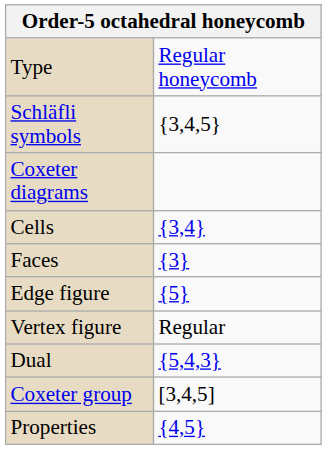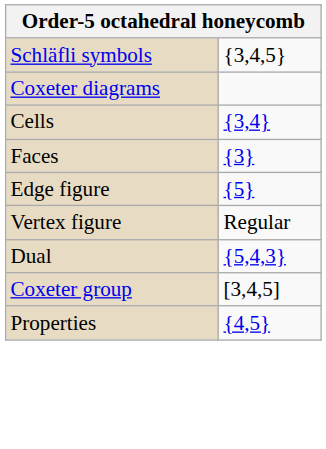- row: (31, 66)
